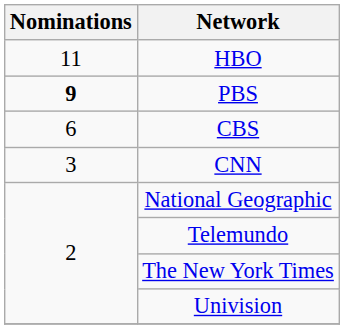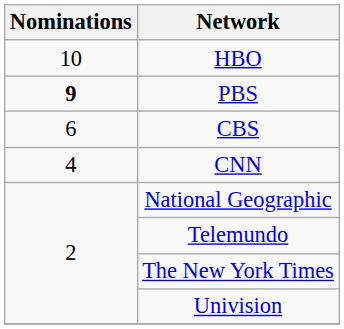(71, 57) 11 -> (71, 57) 10
(71, 164) 3 -> (71, 164) 4
